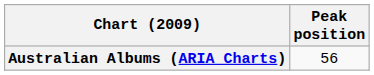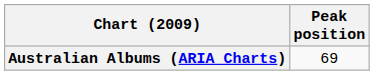(329, 58) 56 -> (329, 58) 69
